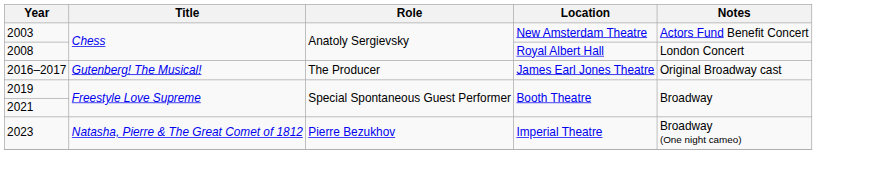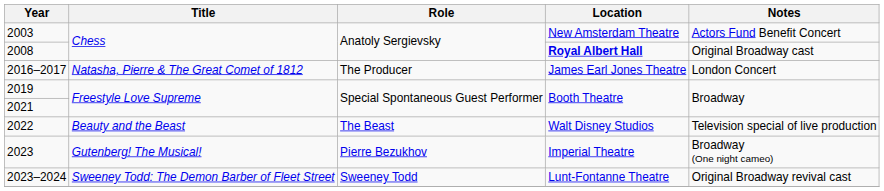(560, 51) normal -> (595, 51) bold
(702, 51) London Concert -> (753, 51) Original Broadway cast
(137, 70) Gutenberg! The Musical! -> (187, 70) Natasha, Pierre & The Great Comet of 1812
(721, 70) Original Broadway cast -> (734, 70) London Concert
+ row: (20, 126)
(187, 133) Natasha, Pierre & The Great Comet of 1812 -> (137, 151) Gutenberg! The Musical!
+ row: (37, 177)
